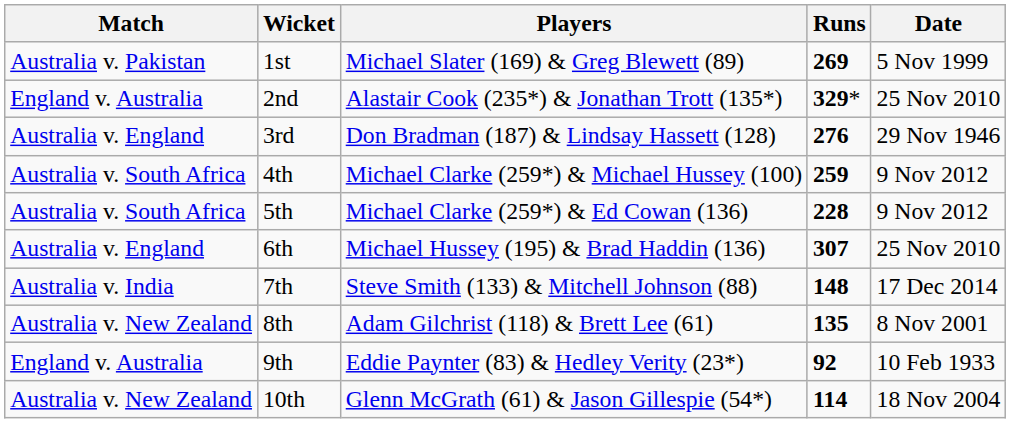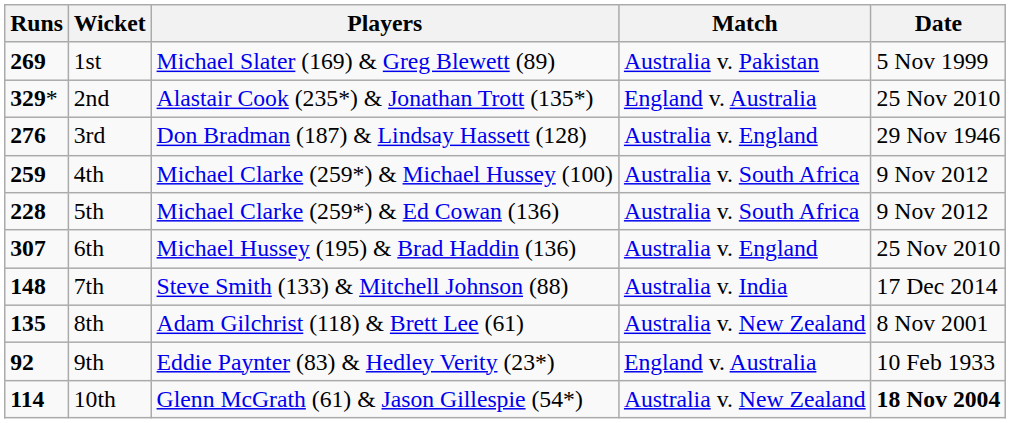columns swapped: (839, 23) <-> (131, 23)
(938, 398) normal -> (938, 398) bold
